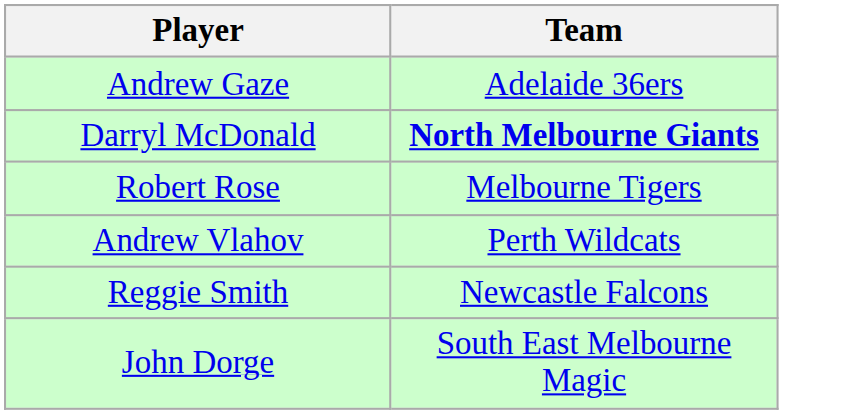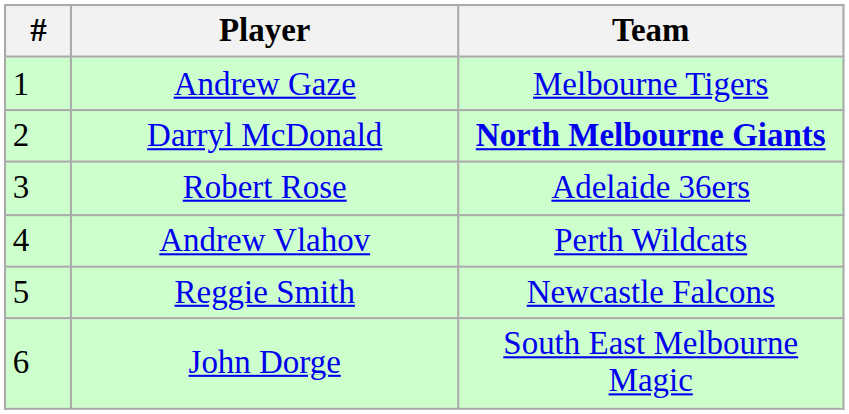+ column: (38, 30)
(584, 82) Adelaide 36ers -> (651, 82) Melbourne Tigers
(584, 187) Melbourne Tigers -> (651, 187) Adelaide 36ers
